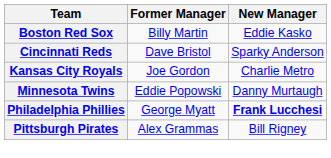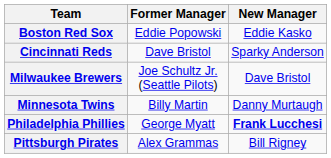(178, 33) Billy Martin -> (178, 33) Eddie Popowski
- row: (66, 71)
+ row: (66, 78)
(178, 91) Eddie Popowski -> (178, 104) Billy Martin
